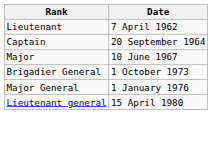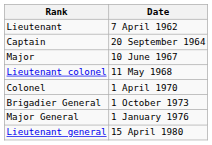+ row: (57, 72)
+ row: (26, 87)
